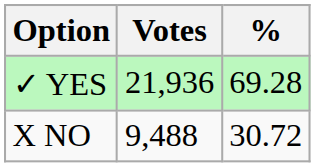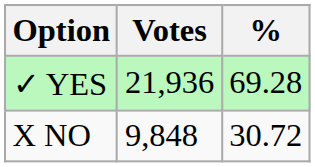(161, 135) 9,488 -> (161, 135) 9,848
